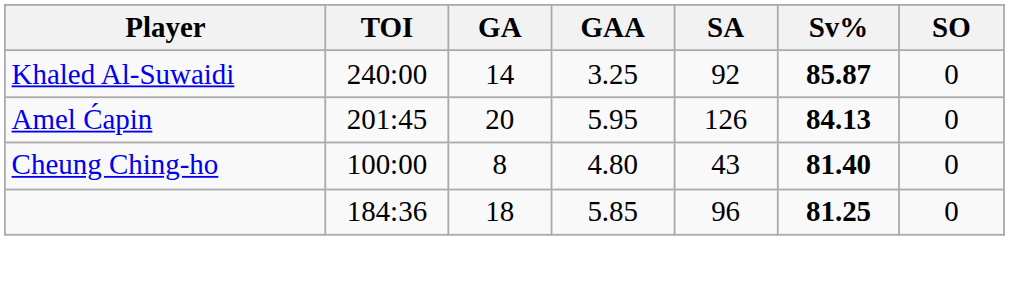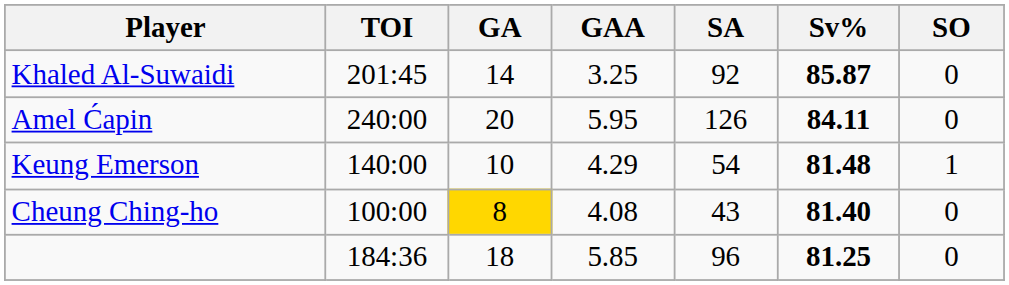(387, 73) 240:00 -> (387, 73) 201:45
(387, 119) 201:45 -> (387, 119) 240:00
(839, 119) 84.13 -> (839, 119) 84.11
+ row: (105, 165)
(500, 165) no background -> (500, 211) gold background
(613, 165) 4.80 -> (613, 211) 4.08
